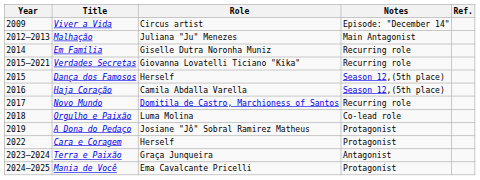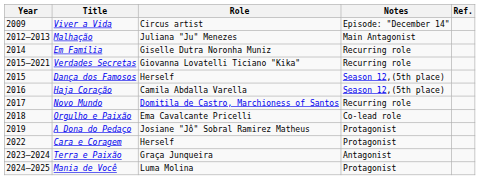(167, 116) Luma Molina -> (196, 116) Ema Cavalcante Pricelli
(196, 169) Ema Cavalcante Pricelli -> (167, 169) Luma Molina
